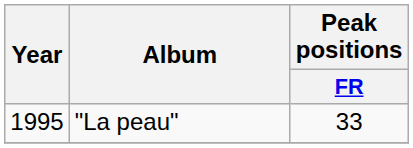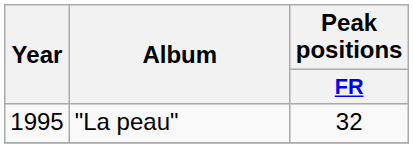(349, 122) 33 -> (349, 122) 32
